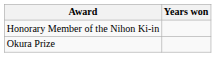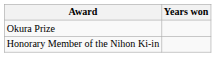rows swapped: (83, 28) <-> (31, 44)
